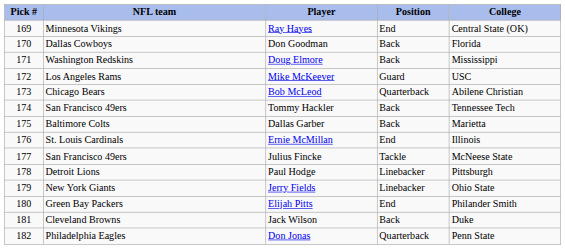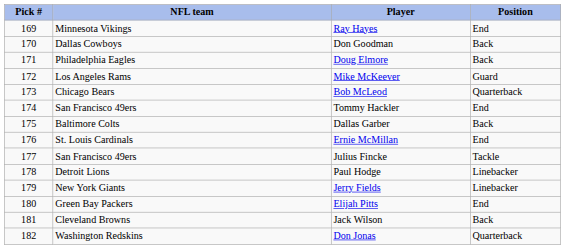- column: (505, 12)
(89, 60) Washington Redskins -> (95, 60) Philadelphia Eagles
(390, 108) Back -> (481, 108) End
(85, 236) Philadelphia Eagles -> (99, 236) Washington Redskins
